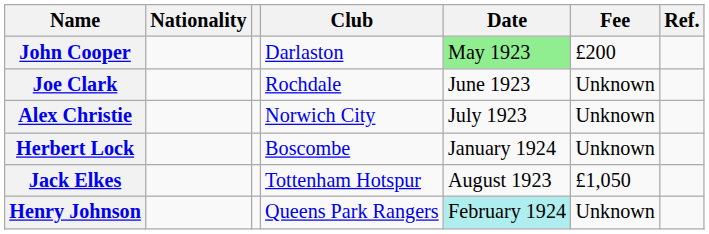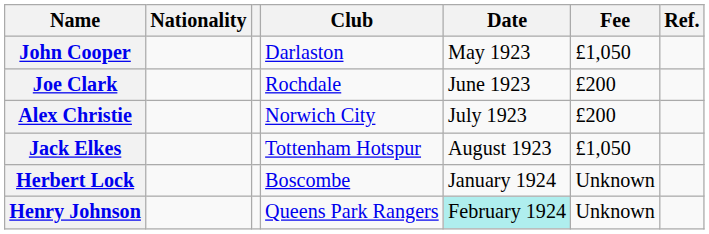(489, 52) lightgreen background -> (489, 52) no background
(596, 52) £200 -> (603, 52) £1,050
(615, 84) Unknown -> (596, 84) £200
(615, 116) Unknown -> (596, 116) £200
rows swapped: (75, 180) <-> (75, 148)
